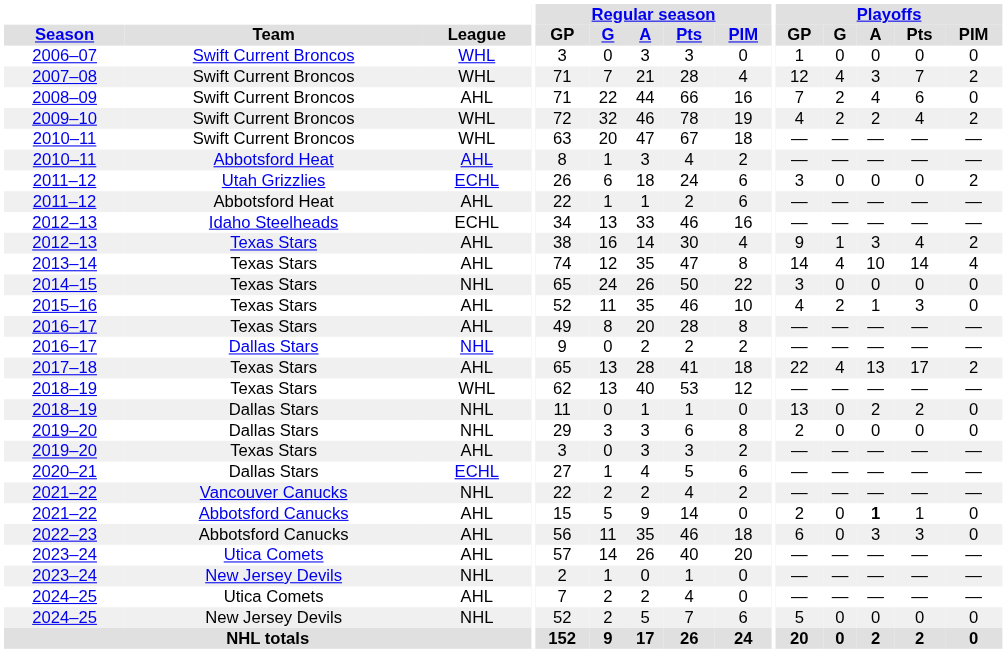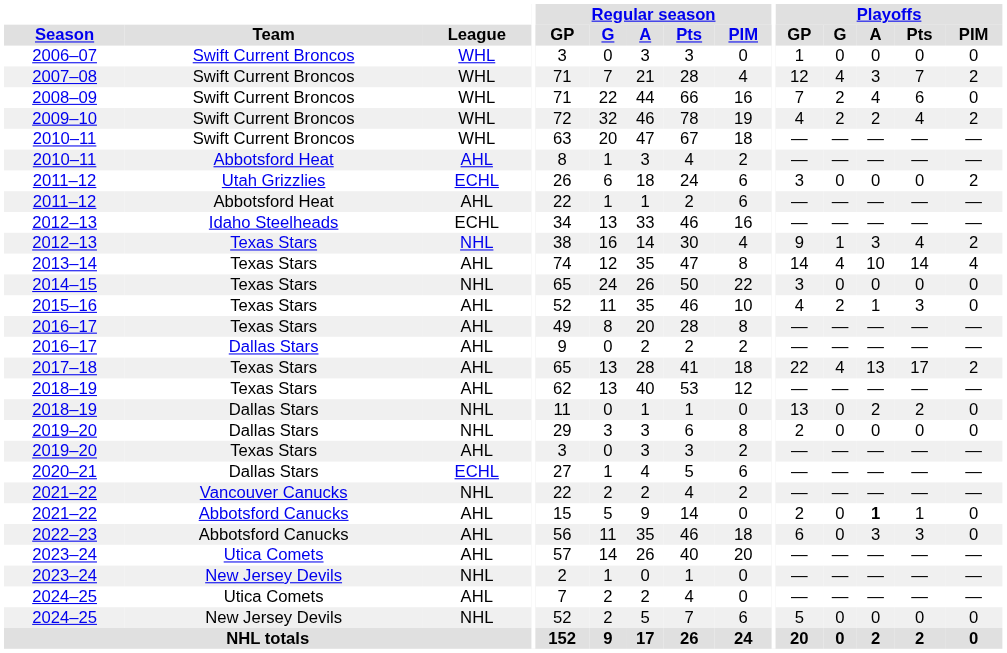(477, 97) AHL -> (477, 97) WHL
(477, 243) AHL -> (477, 243) NHL
(477, 347) NHL -> (477, 347) AHL
(477, 388) WHL -> (477, 388) AHL
